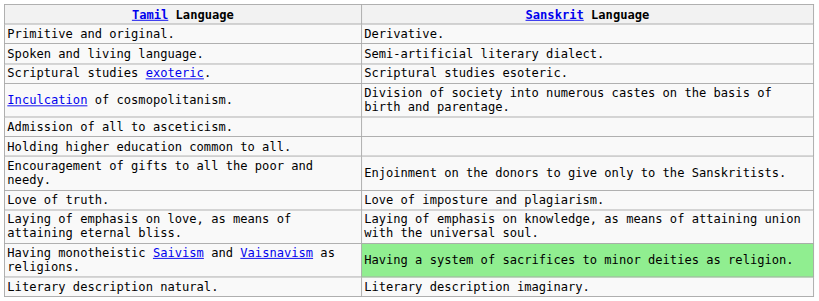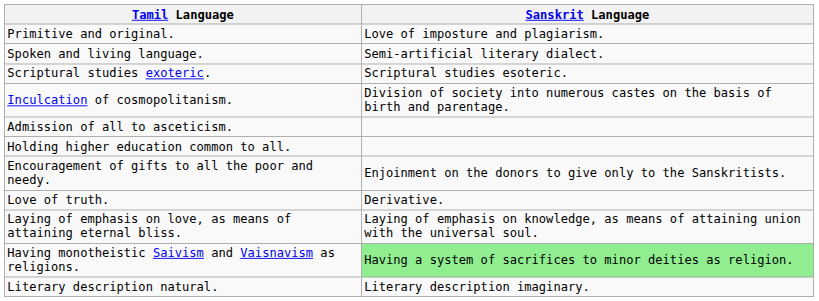(404, 34) Derivative. -> (484, 34) Love of imposture and plagiarism.
(484, 200) Love of imposture and plagiarism. -> (404, 200) Derivative.
